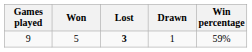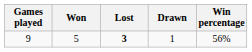(222, 39) 59% -> (222, 39) 56%
